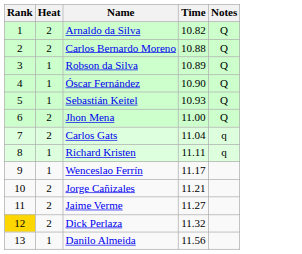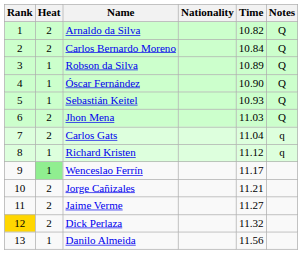+ column: (207, 13)
(193, 48) 10.88 -> (251, 48) 10.84
(193, 118) 11.00 -> (251, 118) 11.03
(193, 153) 11.11 -> (251, 153) 11.12
(49, 170) no background -> (49, 170) lightgreen background
